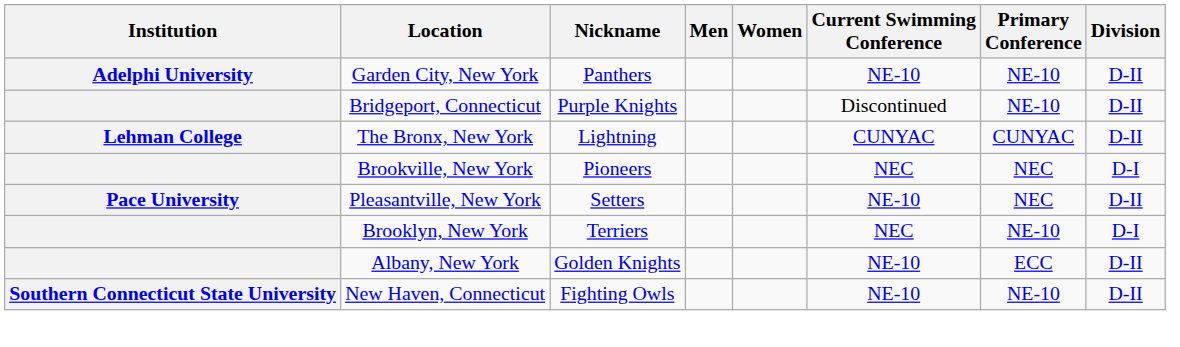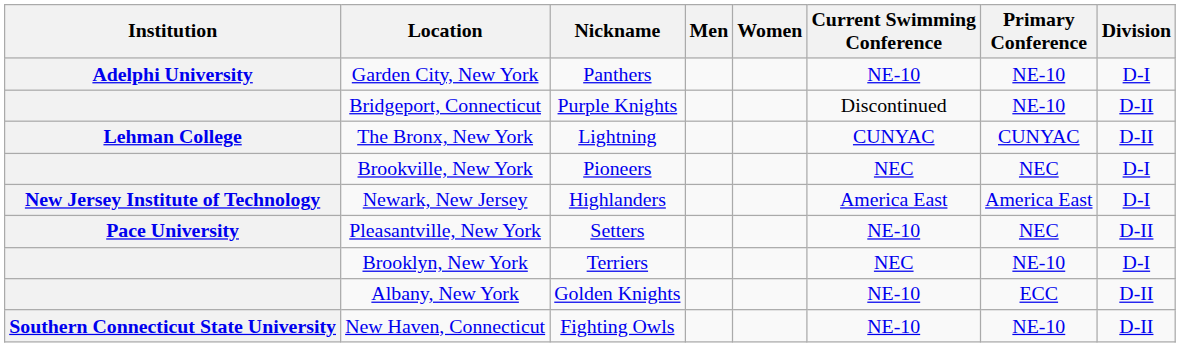(1126, 74) D-II -> (1136, 74) D-I
+ row: (445, 199)
